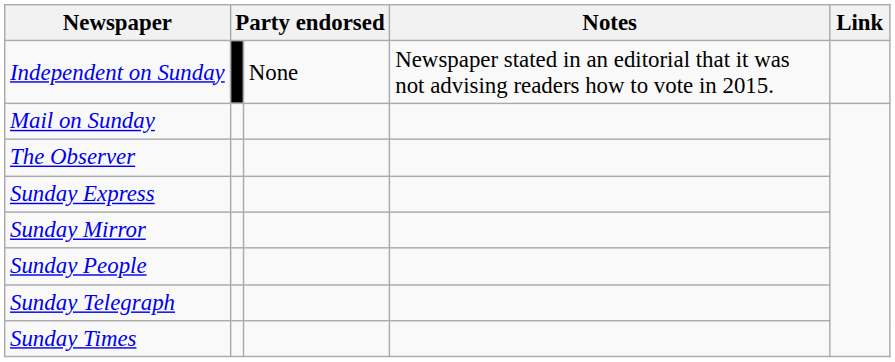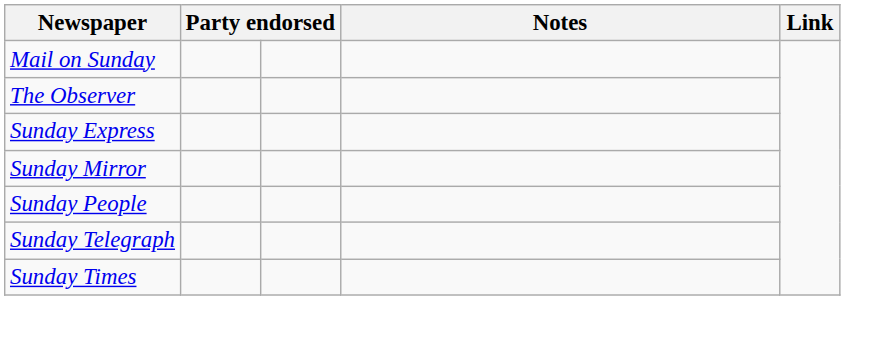- row: (117, 71)
